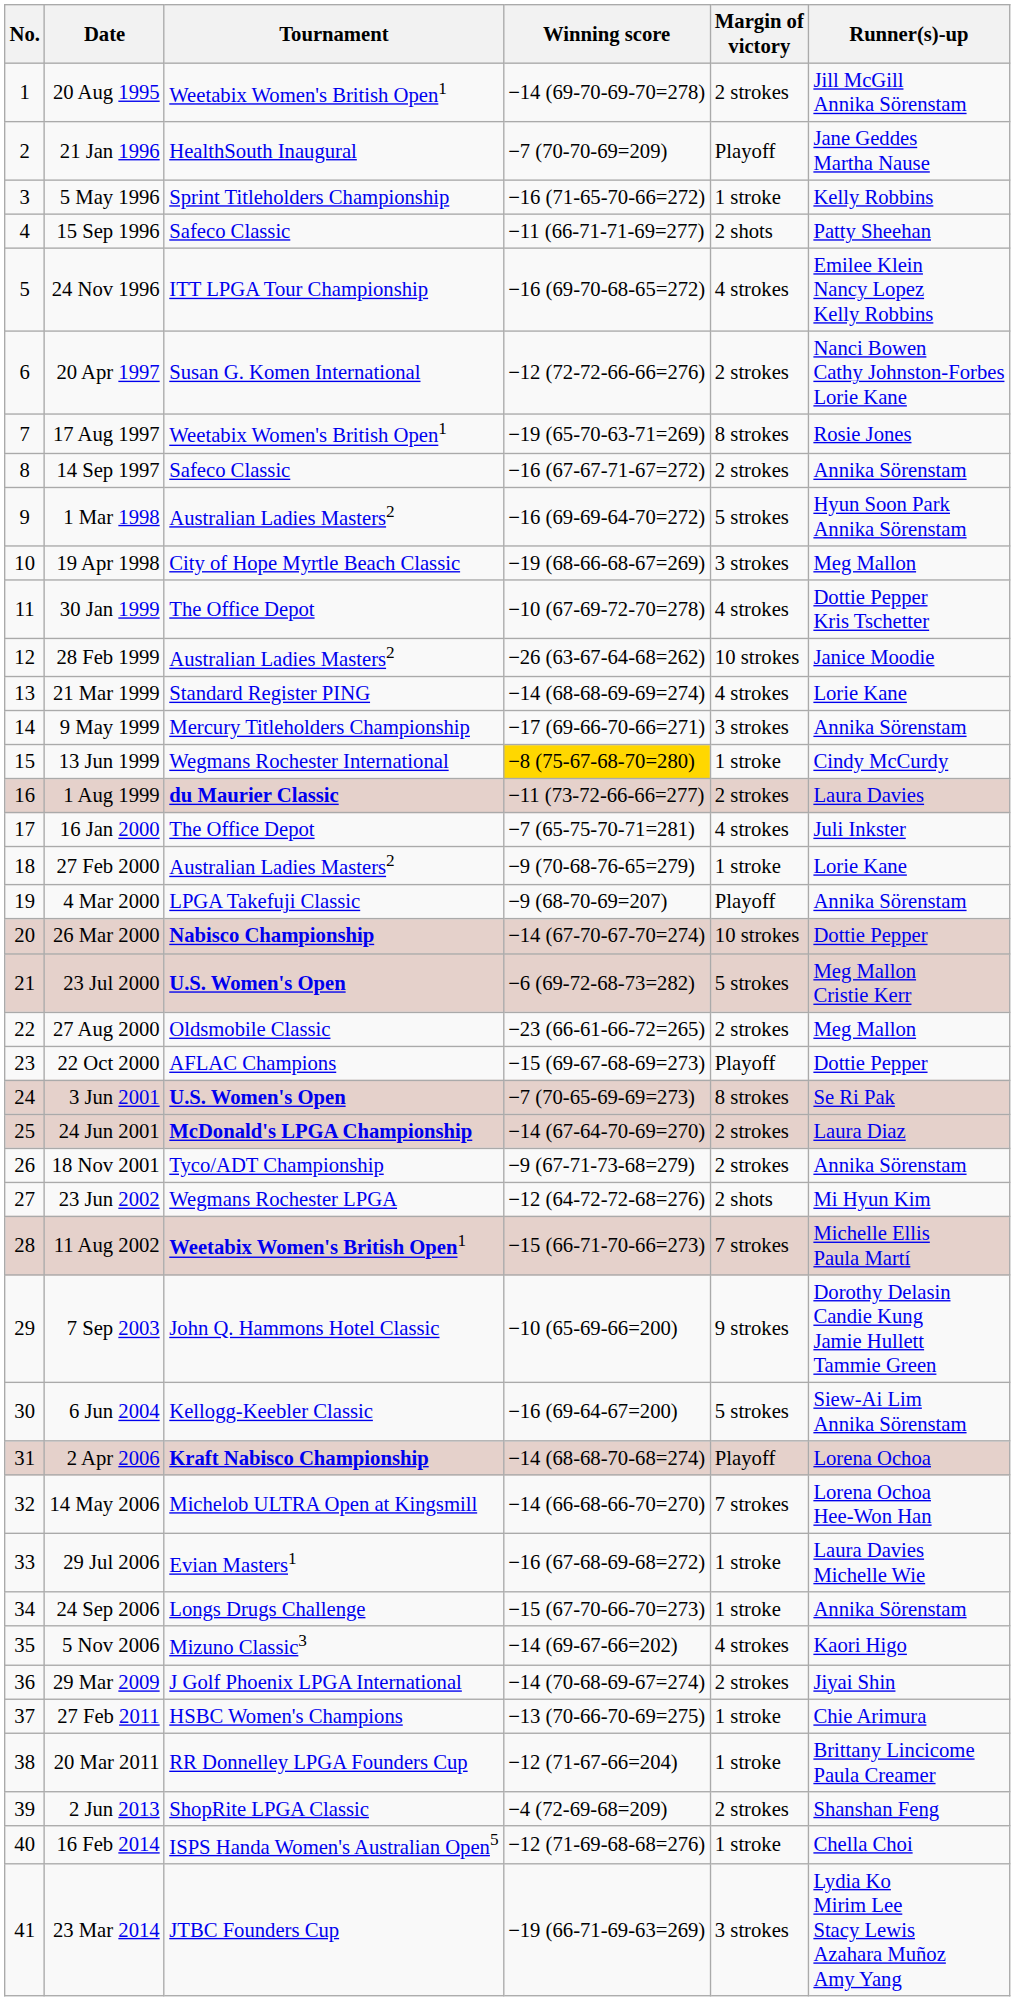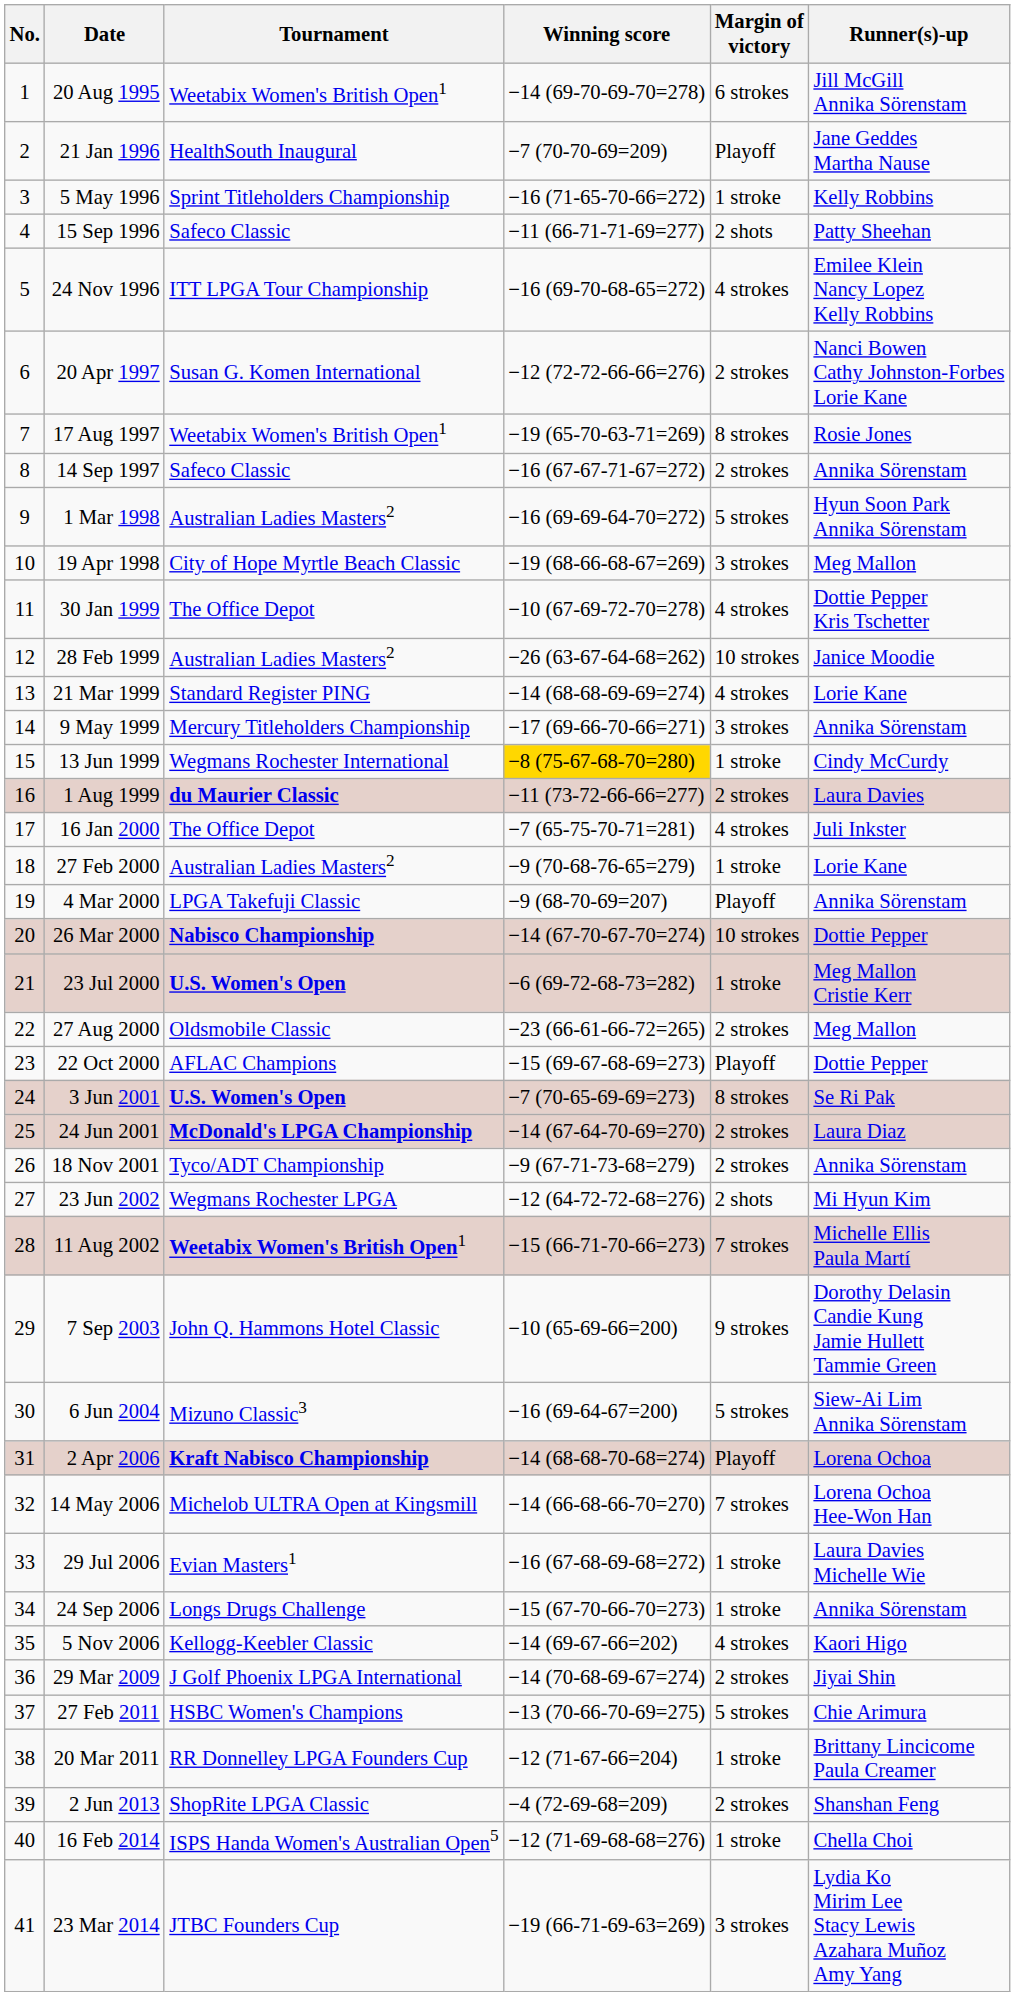(752, 92) 2 strokes -> (752, 92) 6 strokes
(752, 982) 5 strokes -> (748, 982) 1 stroke
(271, 1411) Kellogg-Keebler Classic -> (238, 1411) Mizuno Classic3
(238, 1645) Mizuno Classic3 -> (271, 1643) Kellogg-Keebler Classic
(748, 1715) 1 stroke -> (752, 1711) 5 strokes
